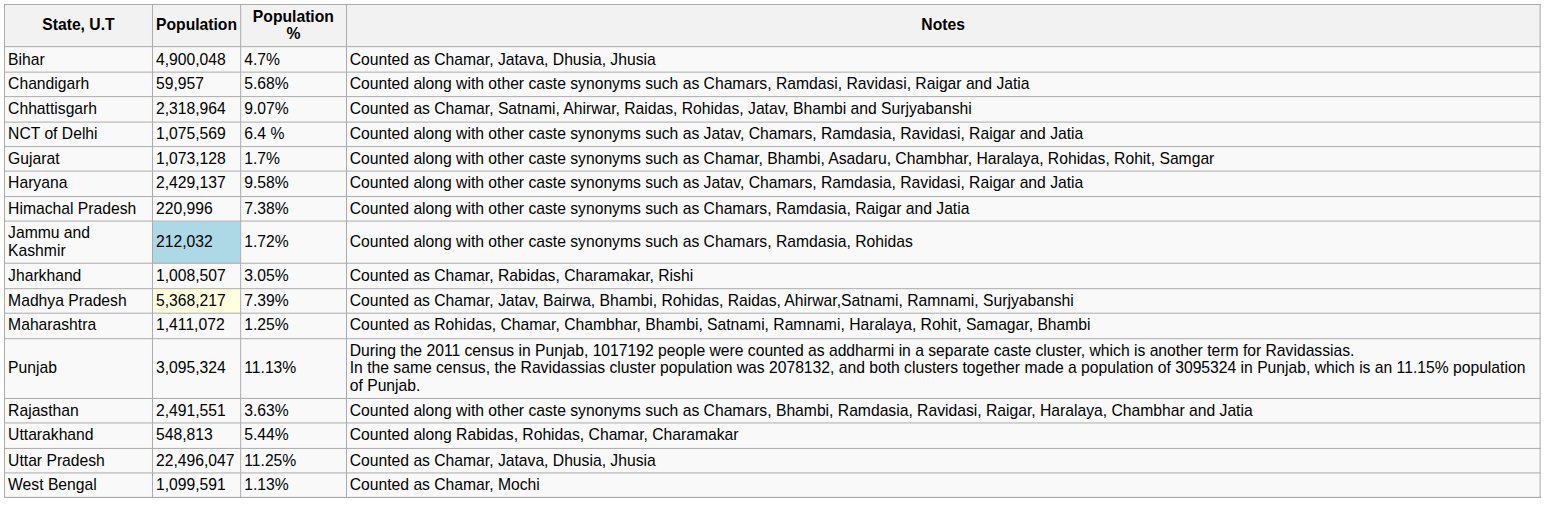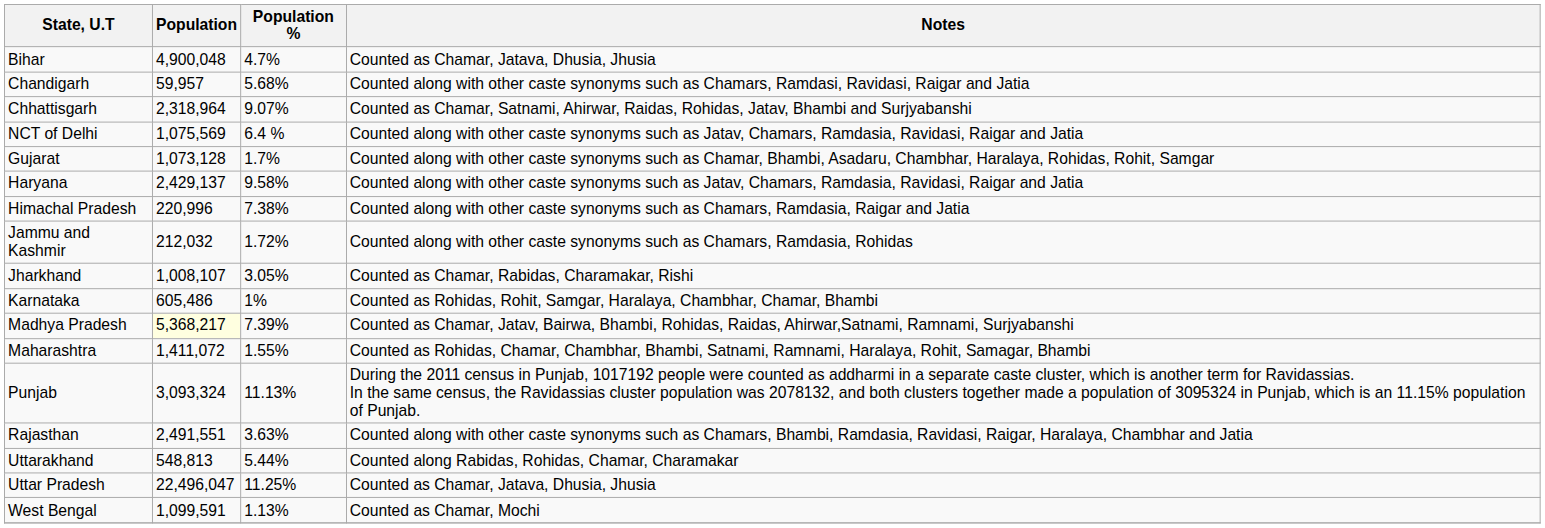(184, 242) lightblue background -> (184, 242) no background
(191, 276) 1,008,507 -> (191, 276) 1,008,107
+ row: (44, 300)
(266, 325) 1.25% -> (266, 350) 1.55%
(191, 368) 3,095,324 -> (191, 393) 3,093,324
